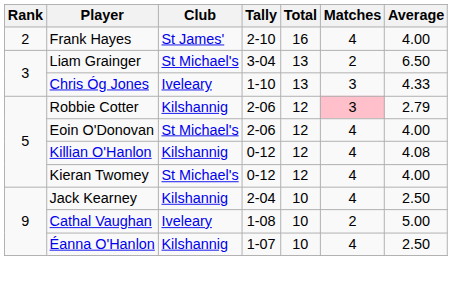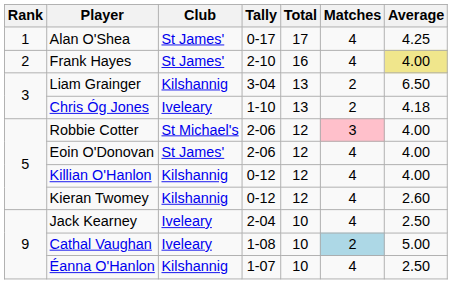+ row: (90, 38)
(416, 38) no background -> (416, 61) khaki background
(200, 61) St Michael's -> (195, 84) Kilshannig
(352, 84) 3 -> (352, 107) 2
(416, 84) 4.33 -> (416, 107) 4.18
(195, 107) Kilshannig -> (200, 130) St Michael's
(416, 107) 2.79 -> (416, 130) 4.00
(200, 130) St Michael's -> (193, 152) St James'
(416, 152) 4.08 -> (416, 175) 4.00
(200, 175) St Michael's -> (195, 198) Kilshannig
(416, 175) 4.00 -> (416, 198) 2.60
(195, 198) Kilshannig -> (187, 221) Iveleary
(352, 221) no background -> (352, 244) lightblue background
